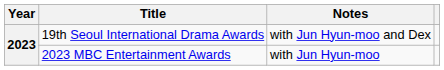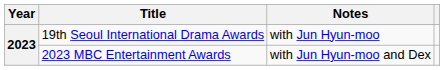(351, 34) with Jun Hyun-moo and Dex -> (325, 34) with Jun Hyun-moo
(325, 55) with Jun Hyun-moo -> (351, 55) with Jun Hyun-moo and Dex
